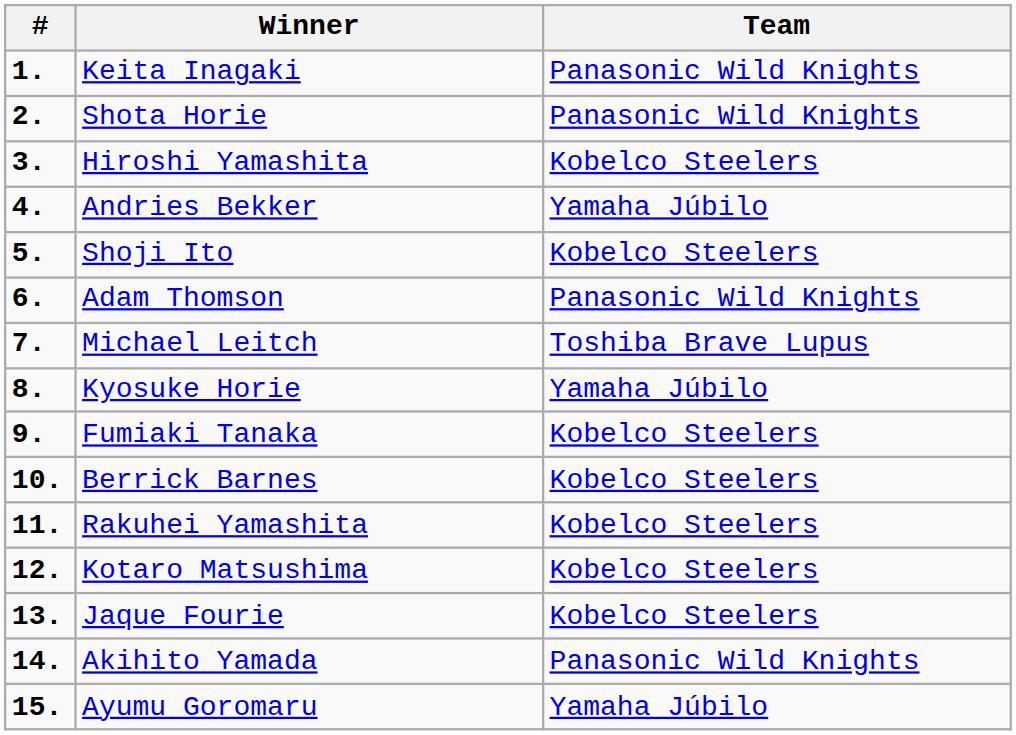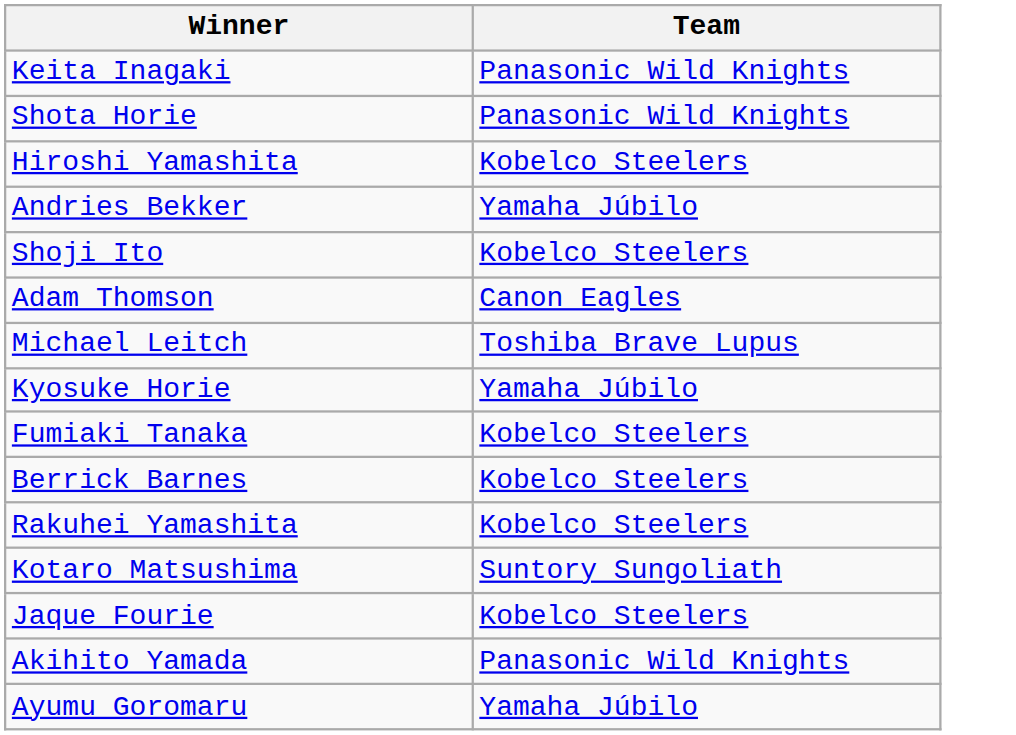- column: (40, 28)
(735, 300) Panasonic Wild Knights -> (580, 300) Canon Eagles
(684, 571) Kobelco Steelers -> (631, 571) Suntory Sungoliath
